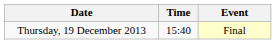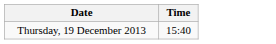- column: (234, 13)
